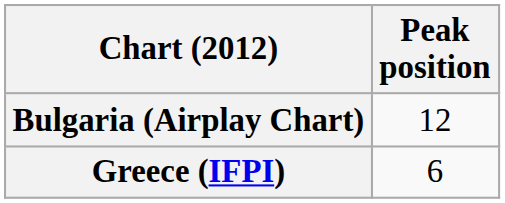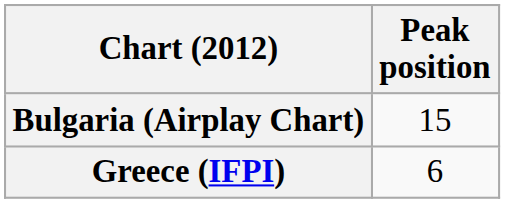(435, 119) 12 -> (435, 119) 15
